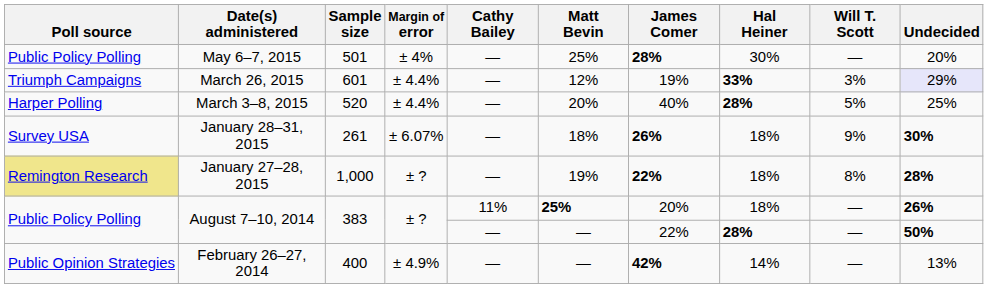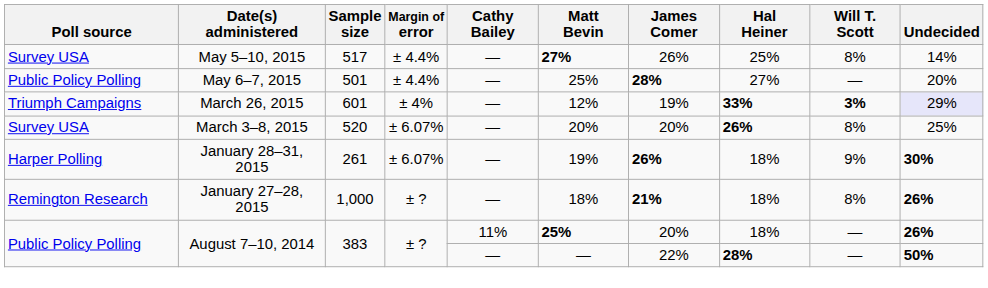+ row: (252, 56)
(416, 56) ± 4% -> (416, 80) ± 4.4%
(764, 56) 30% -> (764, 80) 27%
(416, 80) ± 4.4% -> (416, 103) ± 4%
(855, 80) normal -> (855, 103) bold
(55, 103) Harper Polling -> (48, 127) Survey USA
(416, 103) ± 4.4% -> (416, 127) ± 6.07%
(674, 103) 40% -> (674, 127) 20%
(738, 103) 28% -> (738, 127) 26%
(855, 103) 5% -> (855, 127) 8%
(48, 135) Survey USA -> (55, 159) Harper Polling
(583, 135) 18% -> (583, 159) 19%
(78, 176) khaki background -> (78, 199) no background
(583, 176) 19% -> (583, 199) 18%
(647, 176) 22% -> (647, 199) 21%
(919, 176) 28% -> (919, 199) 26%
- row: (252, 263)
